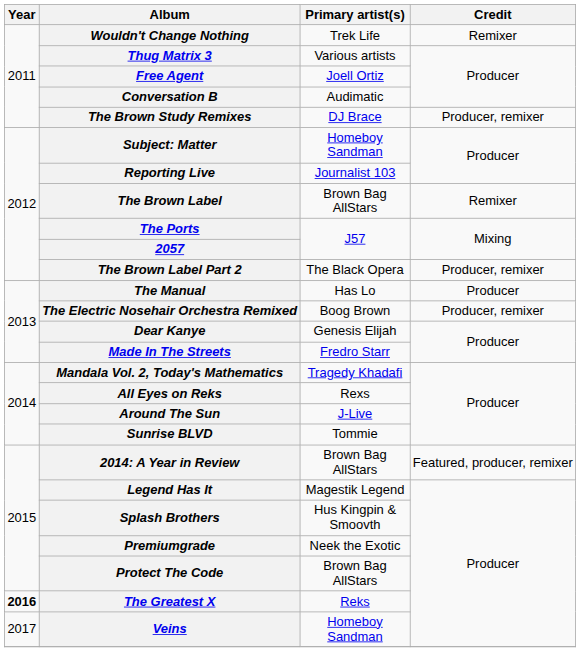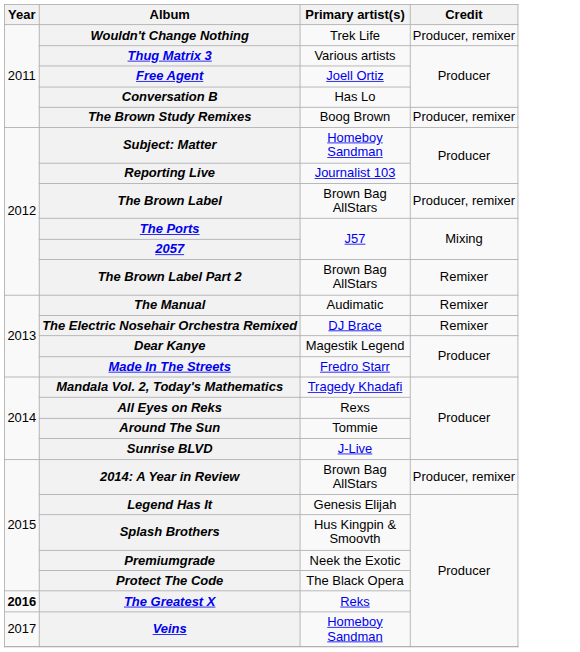(493, 35) Remixer -> (464, 35) Producer, remixer
(355, 96) Audimatic -> (355, 96) Has Lo
(355, 117) DJ Brace -> (355, 117) Boog Brown
(493, 201) Remixer -> (464, 201) Producer, remixer
(355, 270) The Black Opera -> (355, 277) Brown Bag AllStars
(493, 270) Producer, remixer -> (464, 277) Remixer
(355, 290) Has Lo -> (355, 305) Audimatic
(493, 290) Producer -> (464, 305) Remixer
(355, 311) Boog Brown -> (355, 325) DJ Brace
(493, 311) Producer, remixer -> (464, 325) Remixer
(355, 331) Genesis Elijah -> (355, 346) Magestik Legend
(355, 413) J-Live -> (355, 428) Tommie
(355, 434) Tommie -> (355, 449) J-Live
(493, 462) Featured, producer, remixer -> (464, 476) Producer, remixer
(355, 490) Magestik Legend -> (355, 504) Genesis Elijah
(355, 573) Brown Bag AllStars -> (355, 580) The Black Opera
